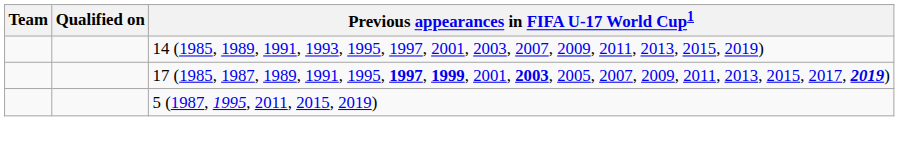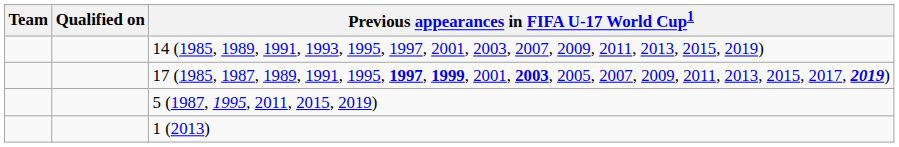+ row: (181, 128)
